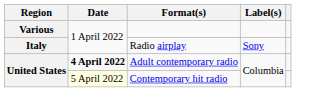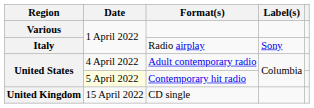(98, 62) bold -> (112, 62) normal
+ row: (169, 95)
